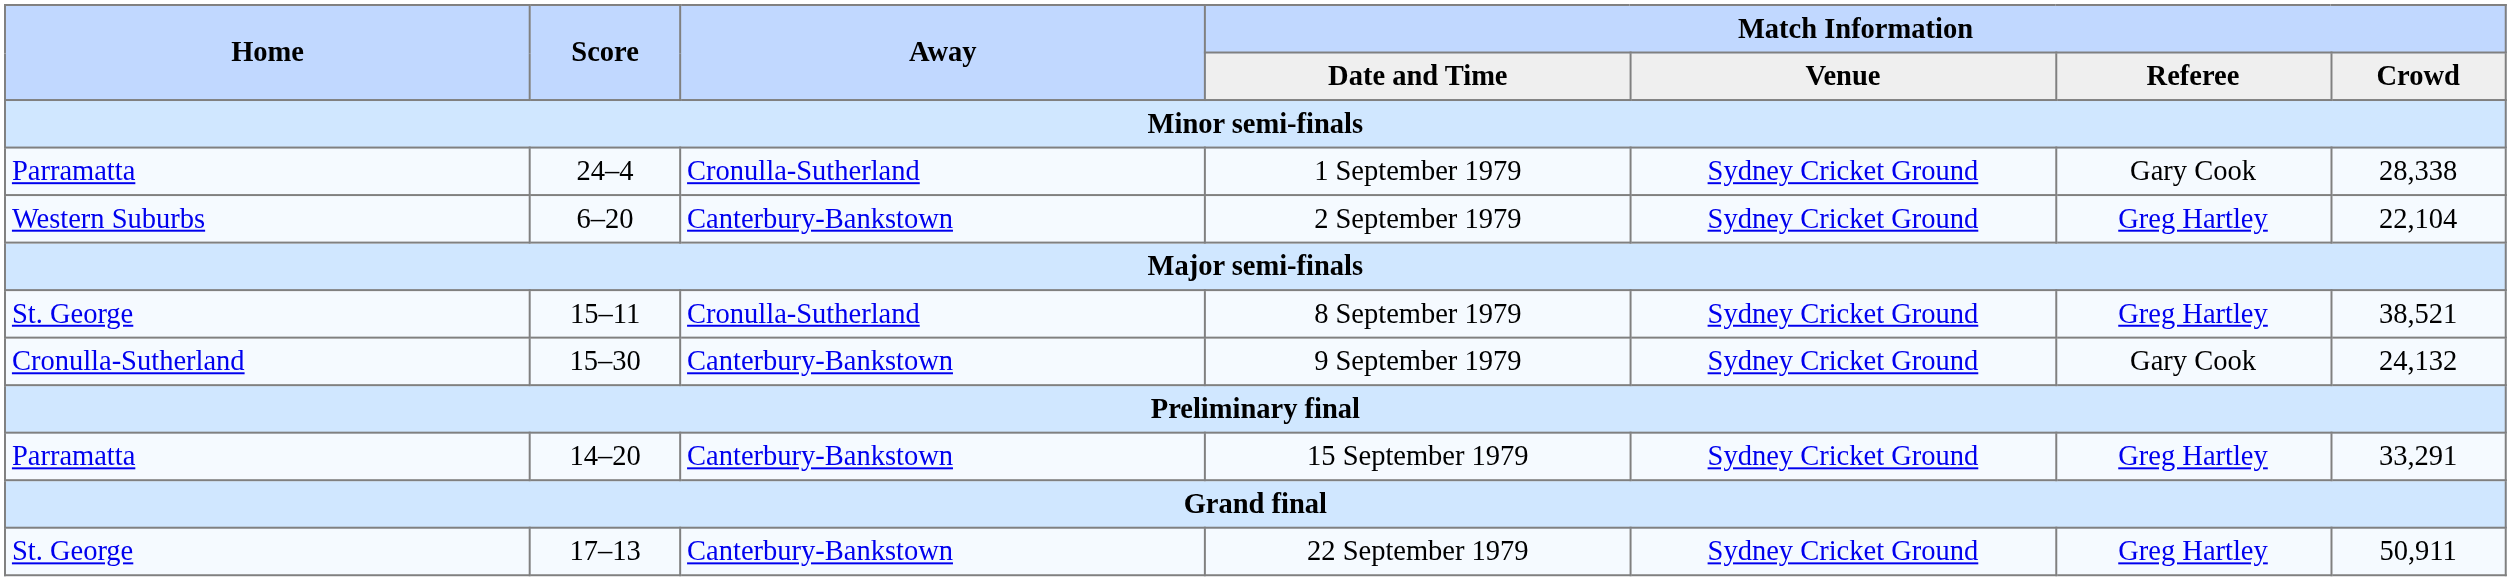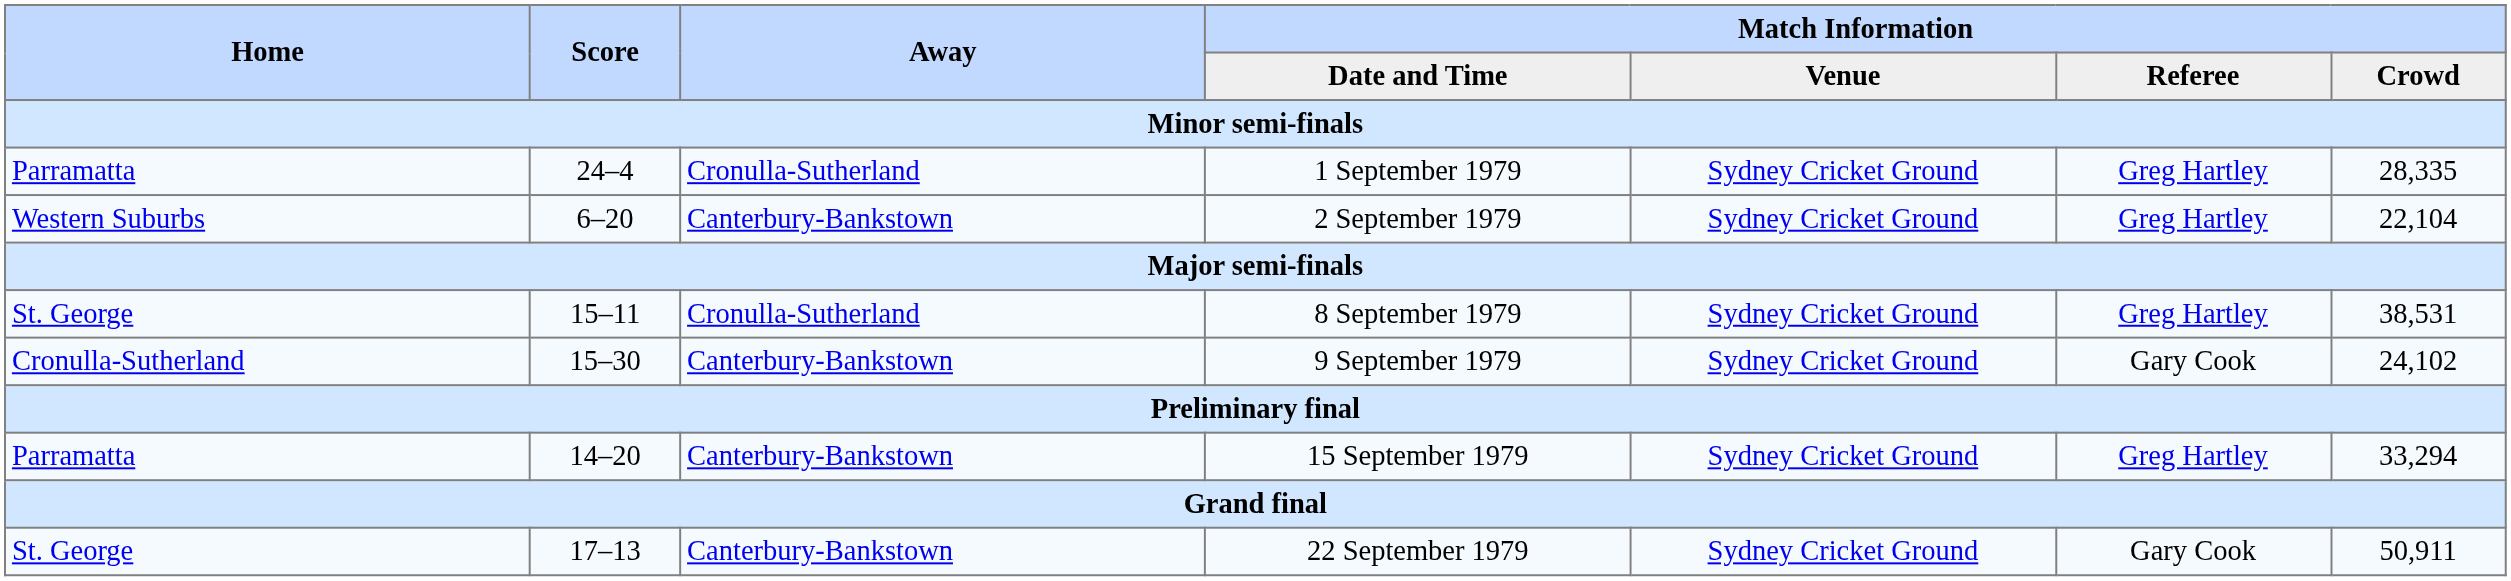(2193, 170) Gary Cook -> (2193, 170) Greg Hartley
(2418, 170) 28,338 -> (2418, 170) 28,335
(2418, 313) 38,521 -> (2418, 313) 38,531
(2418, 360) 24,132 -> (2418, 360) 24,102
(2418, 455) 33,291 -> (2418, 455) 33,294
(2193, 550) Greg Hartley -> (2193, 550) Gary Cook
